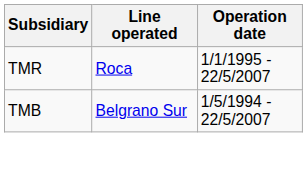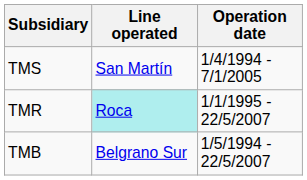+ row: (25, 68)
(114, 68) no background -> (114, 110) paleturquoise background
